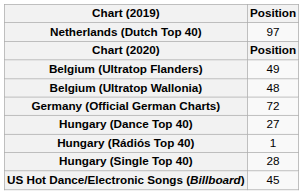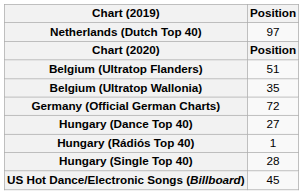(273, 69) 49 -> (273, 69) 51
(273, 87) 48 -> (273, 87) 35
